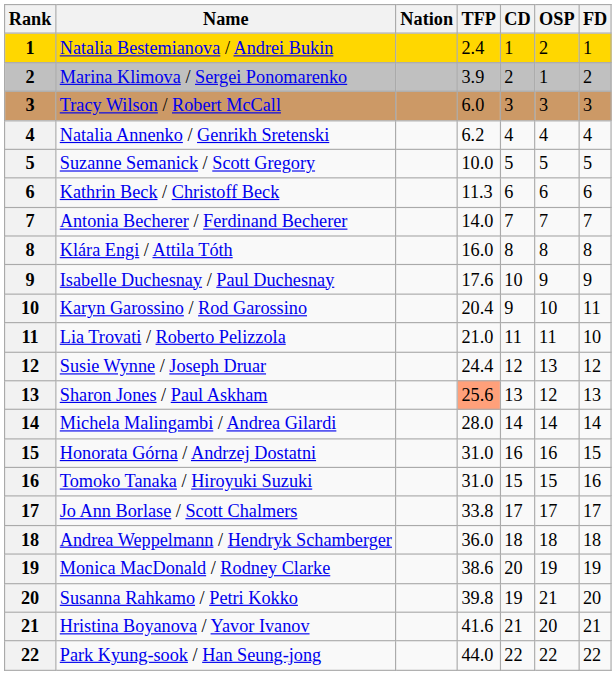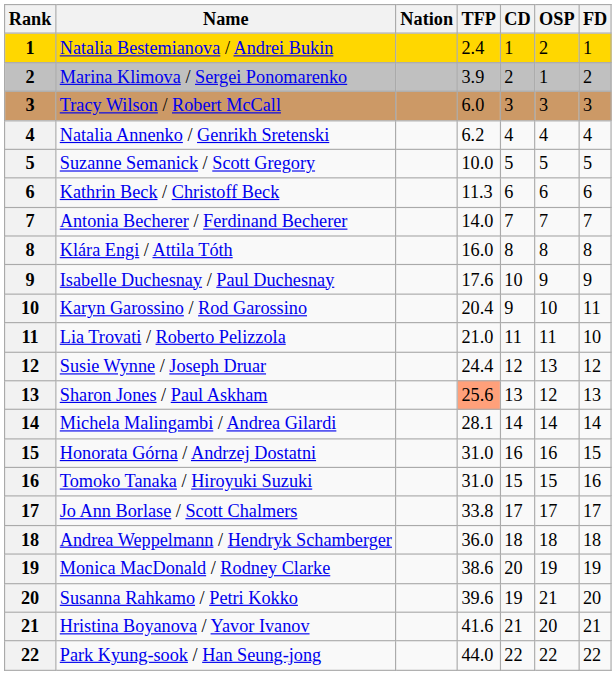(477, 423) 28.0 -> (477, 423) 28.1
(477, 597) 39.8 -> (477, 597) 39.6
